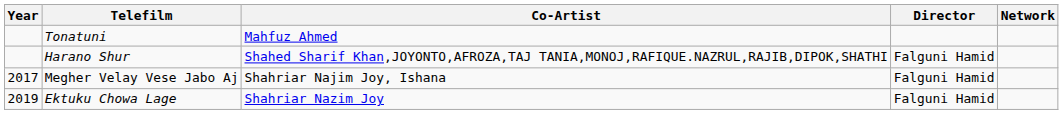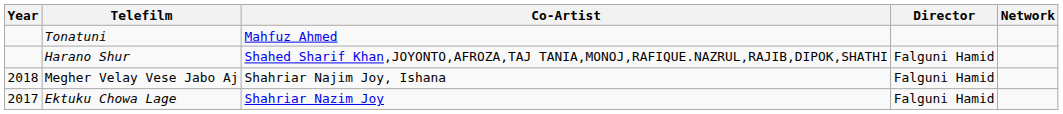(23, 78) 2017 -> (23, 78) 2018
(23, 99) 2019 -> (23, 99) 2017
